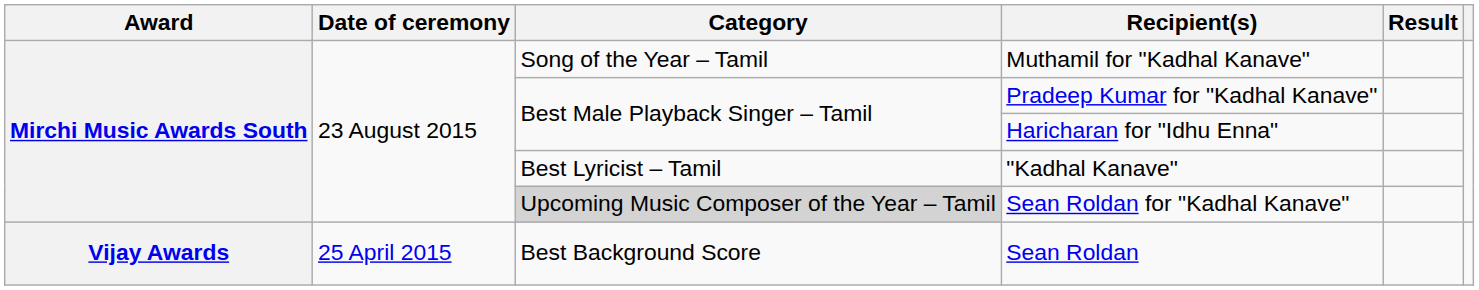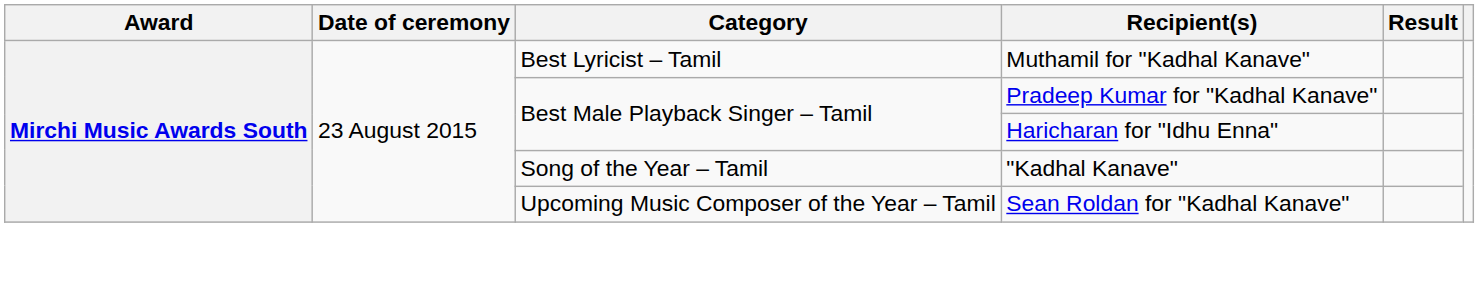(644, 58) Song of the Year – Tamil -> (621, 58) Best Lyricist – Tamil
(621, 167) Best Lyricist – Tamil -> (644, 167) Song of the Year – Tamil
(758, 204) lightgrey background -> (758, 204) no background
- row: (1072, 253)
